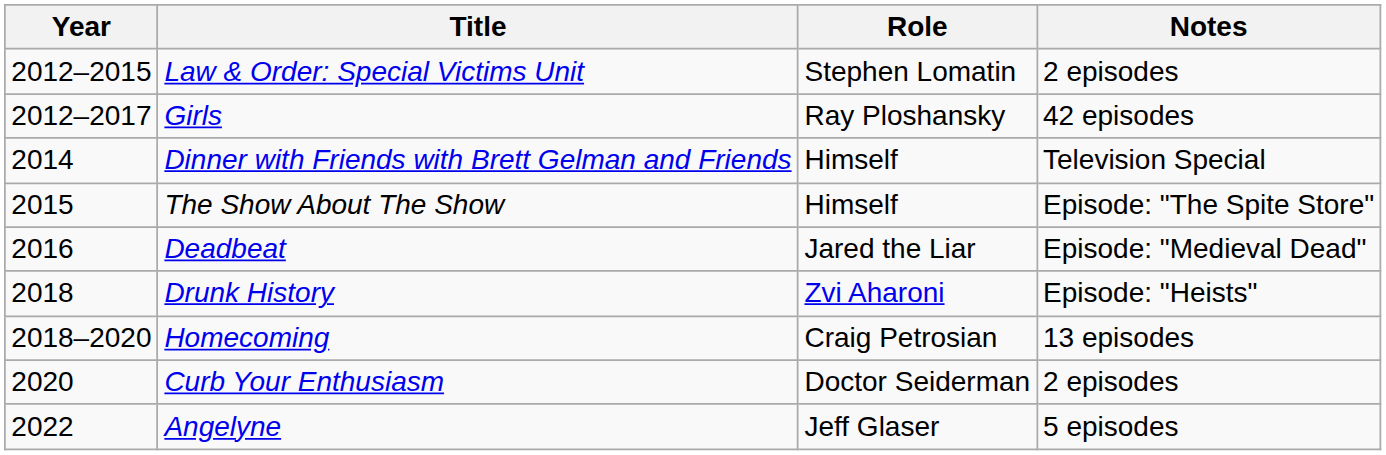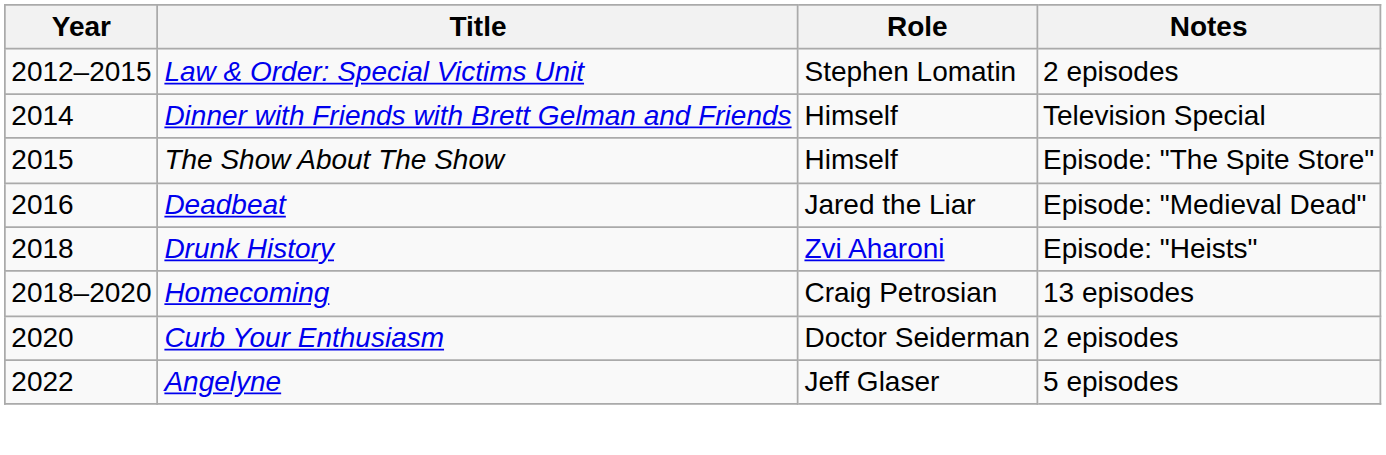- row: (193, 115)
